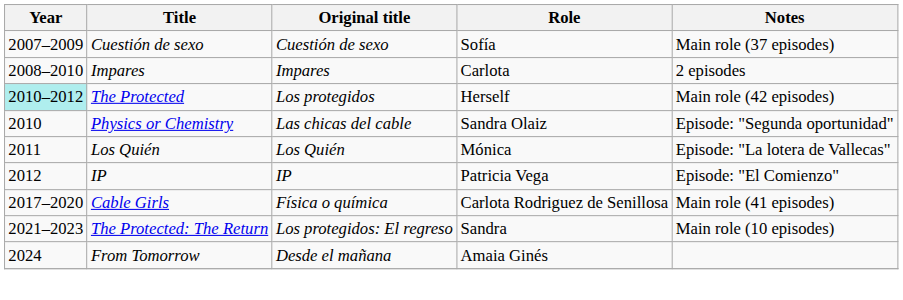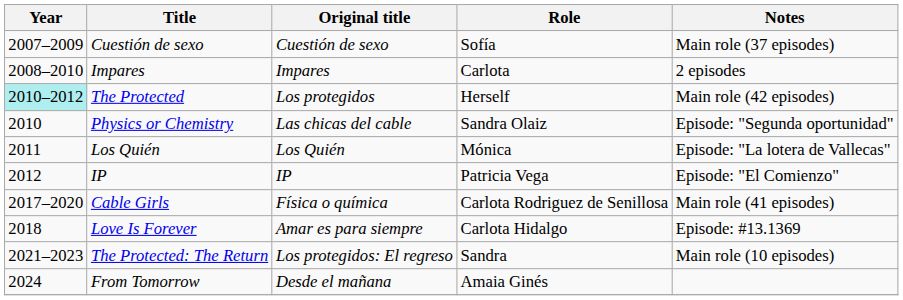+ row: (144, 228)
